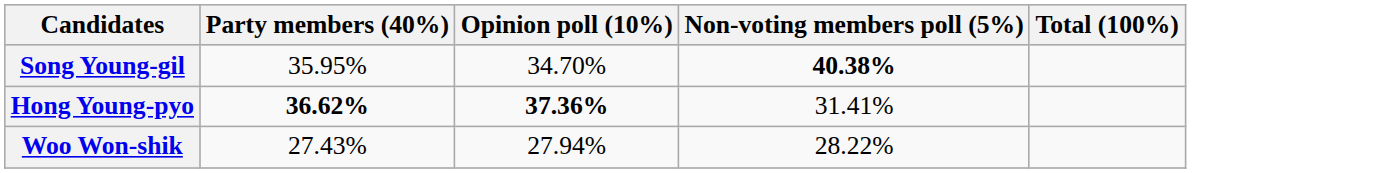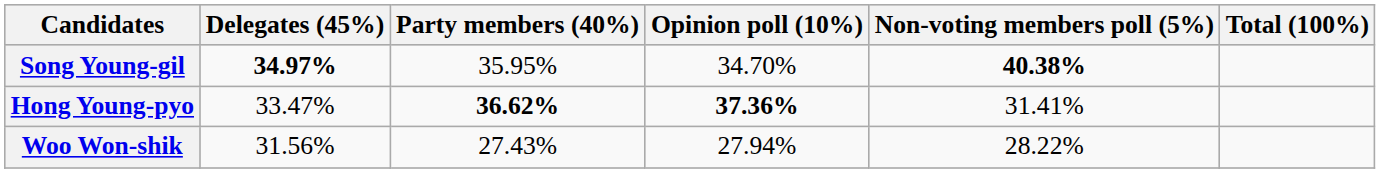+ column: (295, 24)
